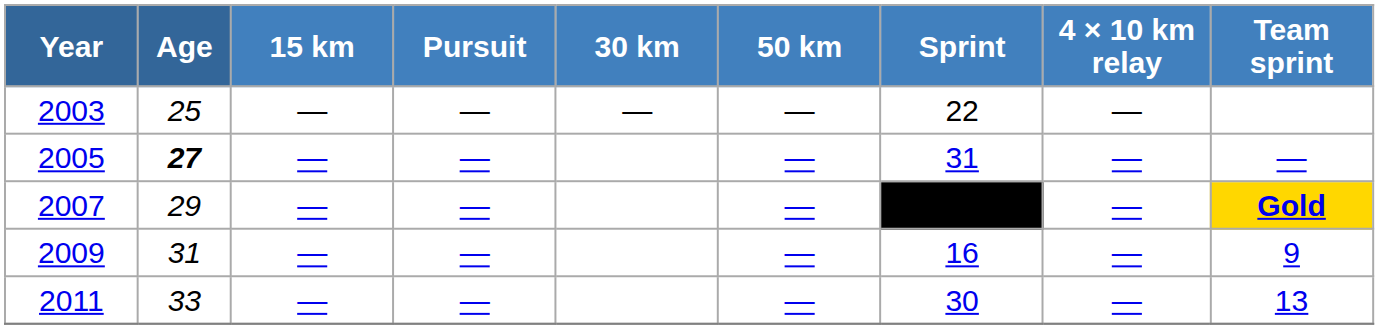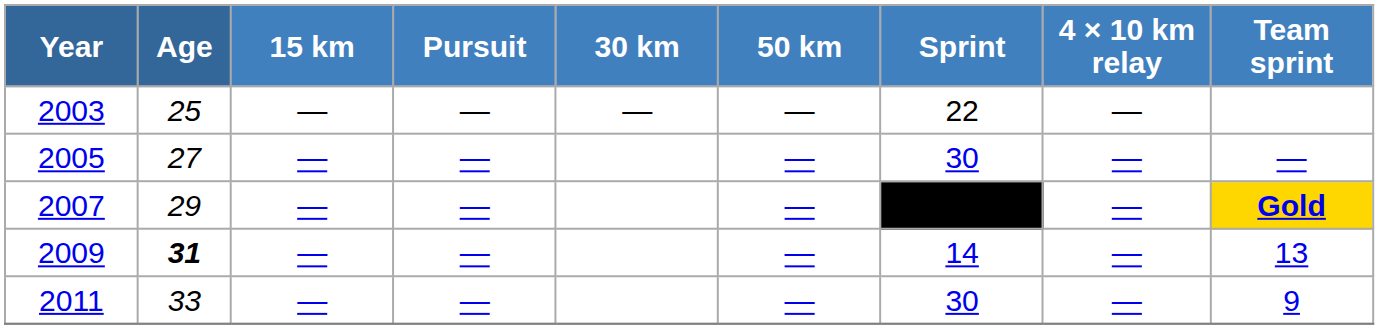(184, 158) bold -> (184, 158) normal
(962, 158) 31 -> (962, 158) 30
(184, 253) normal -> (184, 253) bold
(962, 253) 16 -> (962, 253) 14
(1292, 253) 9 -> (1292, 253) 13
(1292, 301) 13 -> (1292, 301) 9
